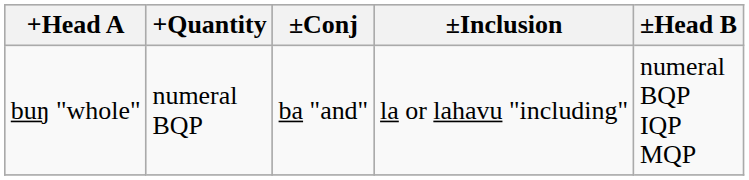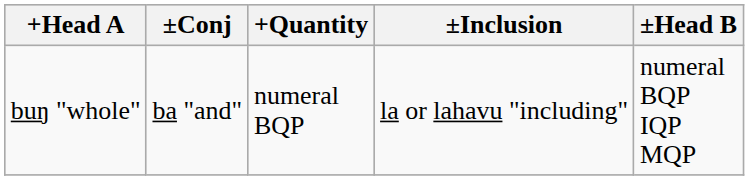columns swapped: (210, 25) <-> (323, 25)
